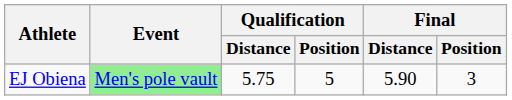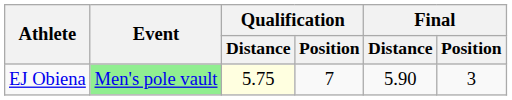(258, 79) no background -> (258, 79) lightyellow background
(329, 79) 5 -> (329, 79) 7
